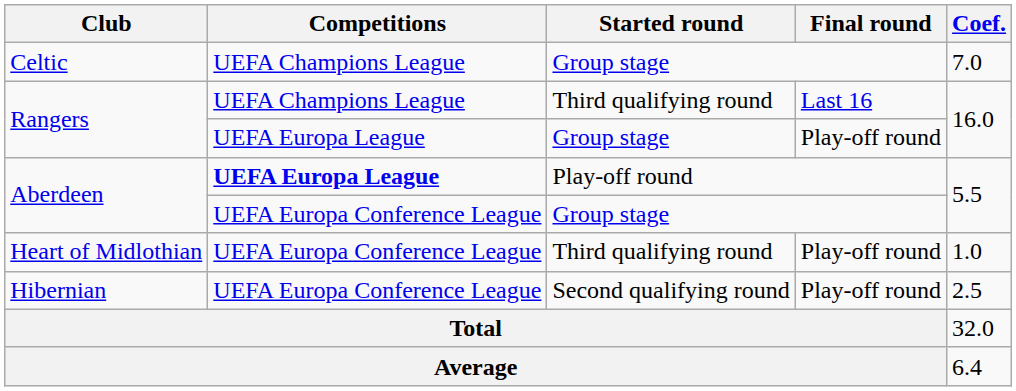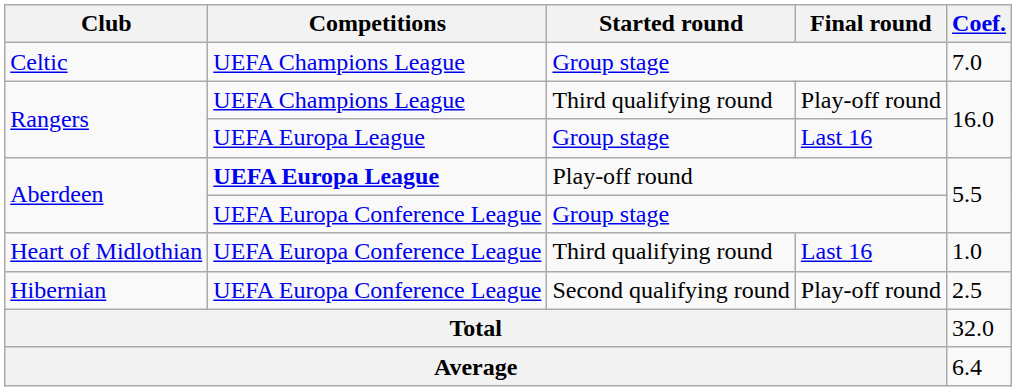(836, 99) Last 16 -> (871, 99) Play-off round
(871, 137) Play-off round -> (836, 137) Last 16
(871, 251) Play-off round -> (836, 251) Last 16
